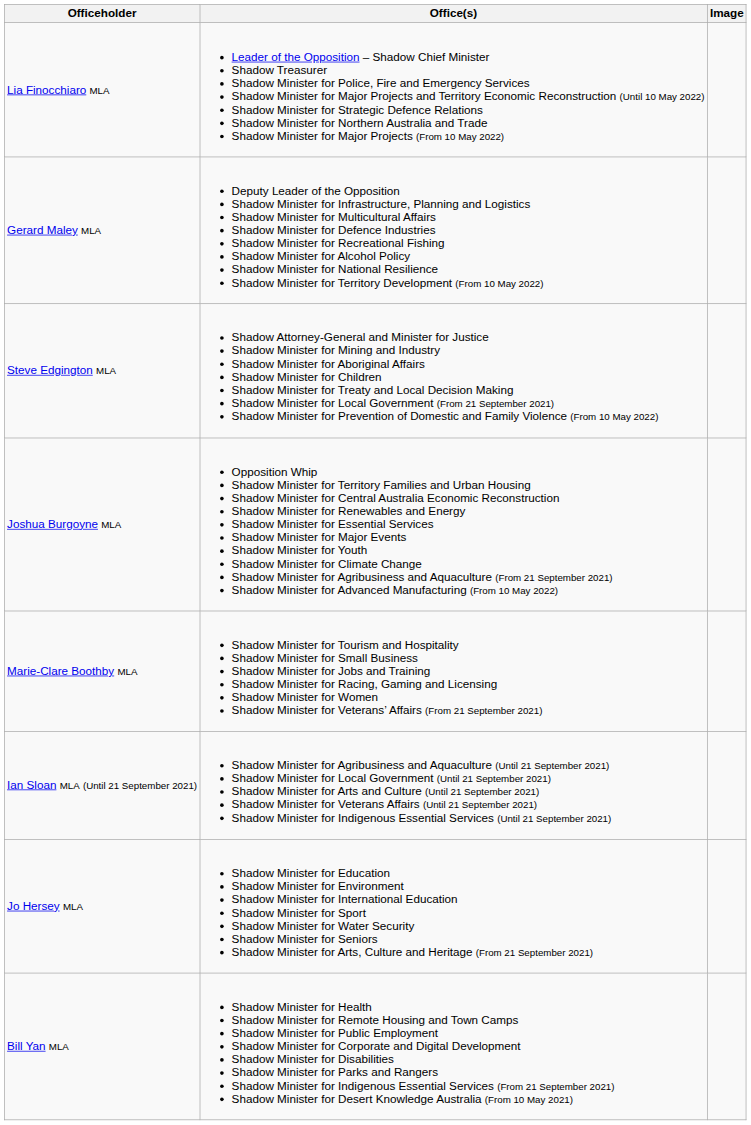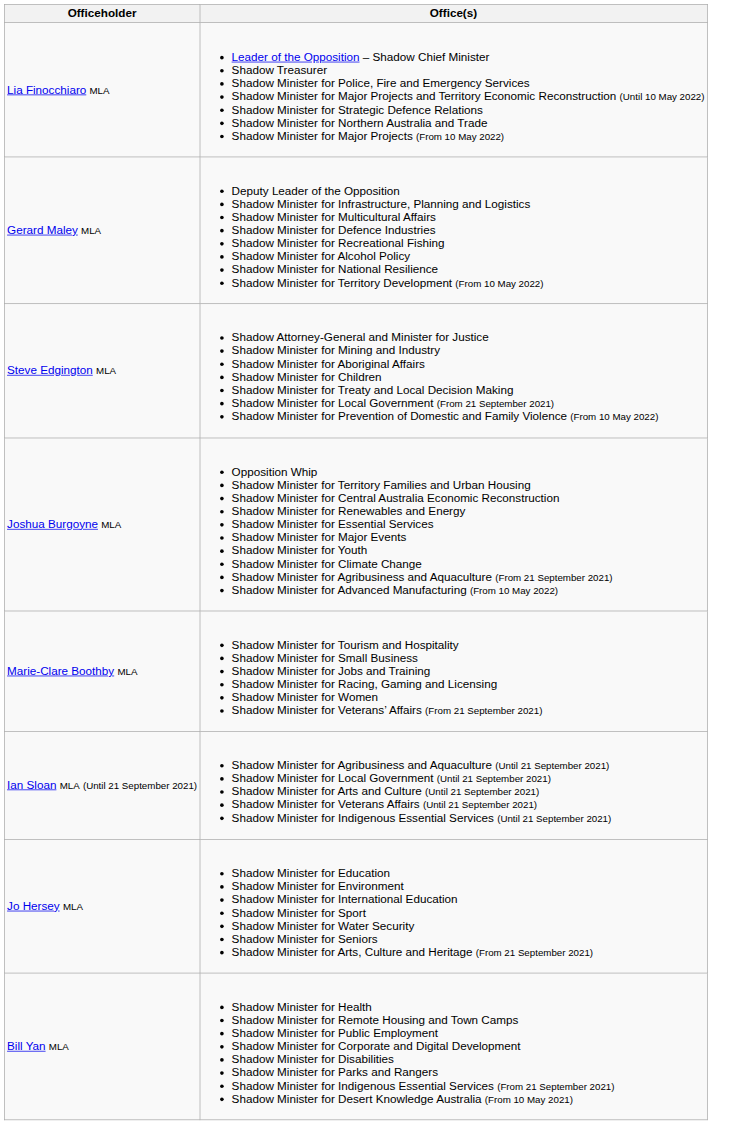- column: (727, 13)
